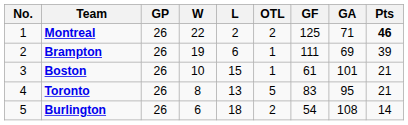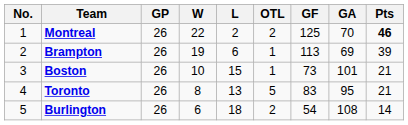(347, 33) 71 -> (347, 33) 70
(310, 52) 111 -> (310, 52) 113
(310, 71) 61 -> (310, 71) 73
